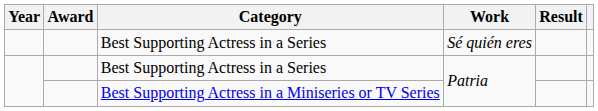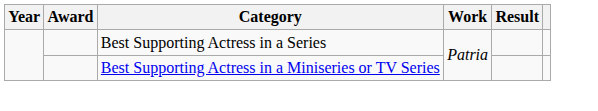- row: (214, 42)
